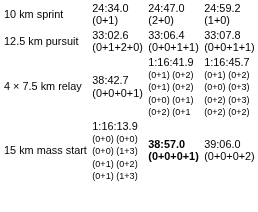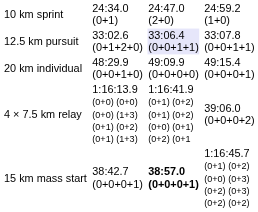(174, 41) no background -> (174, 41) lavender background
+ row: (43, 68)
(118, 87) 38:42.7 (0+0+0+1) -> (115, 114) 1:16:13.9 (0+0) (0+0) (0+0) (1+3) (0+1) (0+2) (0+1) (1+3)
(227, 87) 1:16:45.7 (0+1) (0+2) (0+0) (0+3) (0+2) (0+3) (0+2) (0+2) -> (229, 114) 39:06.0 (0+0+0+2)
(115, 151) 1:16:13.9 (0+0) (0+0) (0+0) (1+3) (0+1) (0+2) (0+1) (1+3) -> (118, 178) 38:42.7 (0+0+0+1)
(229, 151) 39:06.0 (0+0+0+2) -> (227, 178) 1:16:45.7 (0+1) (0+2) (0+0) (0+3) (0+2) (0+3) (0+2) (0+2)
